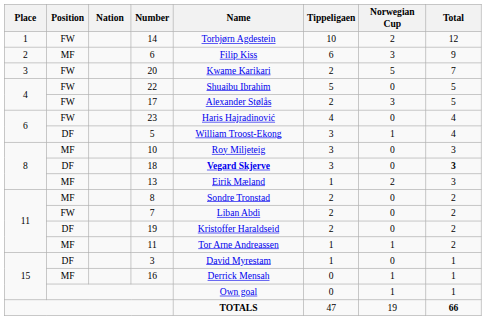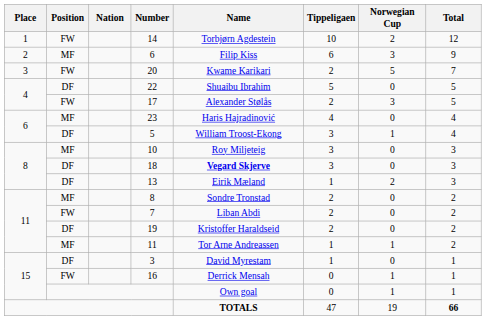(68, 87) FW -> (68, 87) DF
(68, 118) FW -> (68, 118) MF
(453, 166) bold -> (453, 166) normal
(68, 181) MF -> (68, 181) DF
(68, 276) MF -> (68, 276) FW
